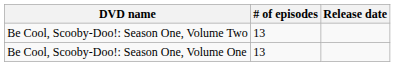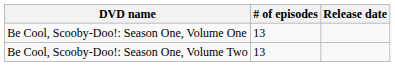rows swapped: (127, 52) <-> (127, 33)
